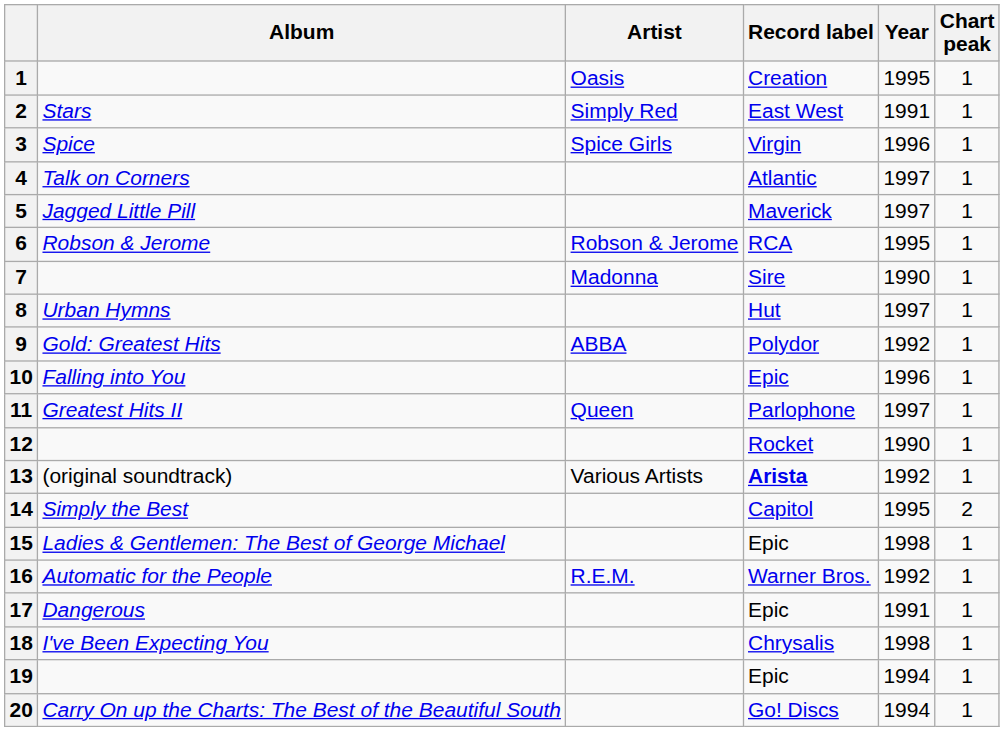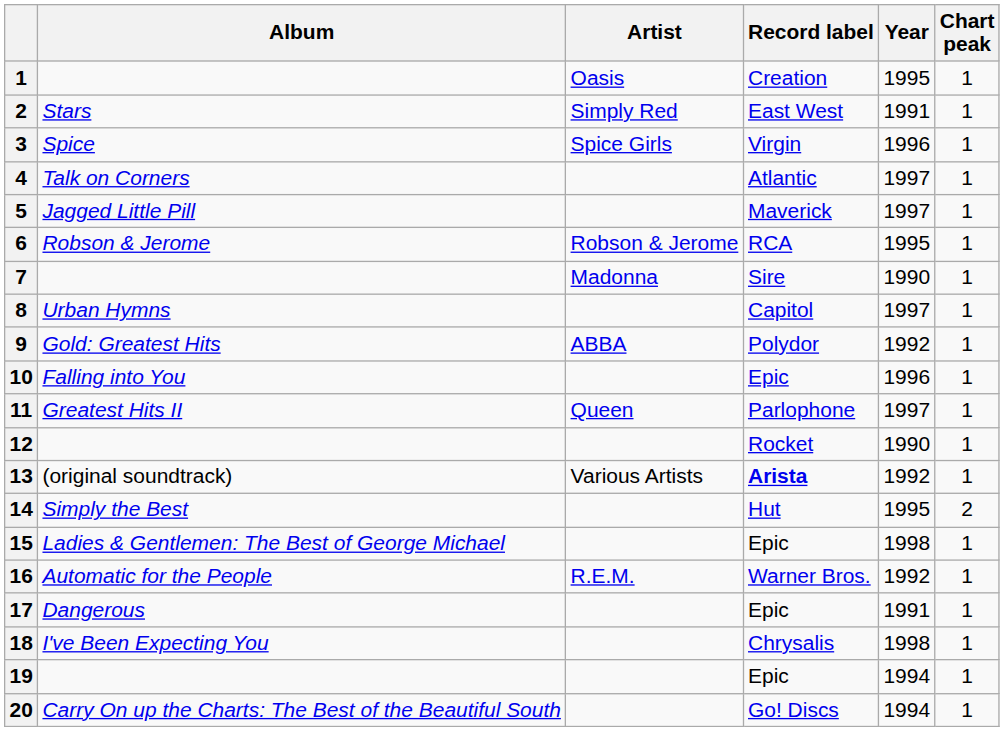(764, 310) Hut -> (781, 310) Capitol
(781, 510) Capitol -> (764, 510) Hut
